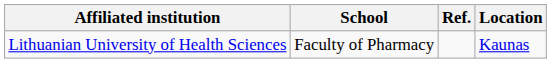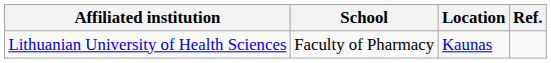columns swapped: (511, 17) <-> (457, 17)
